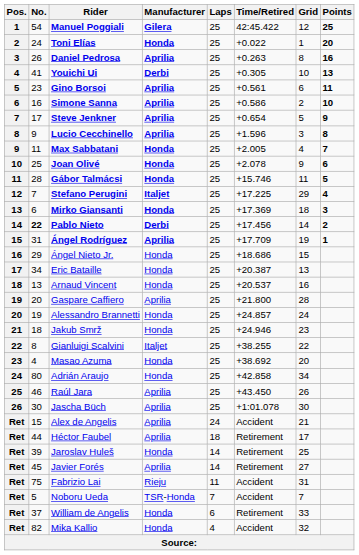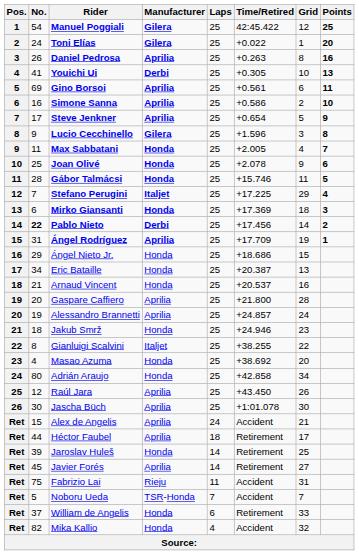(159, 42) Honda -> (158, 42) Gilera
(37, 88) 23 -> (37, 88) 69
(159, 133) Aprilia -> (158, 133) Gilera
(37, 285) 13 -> (37, 285) 21
(158, 315) Honda -> (158, 315) Aprilia
(37, 391) 46 -> (37, 391) 12
